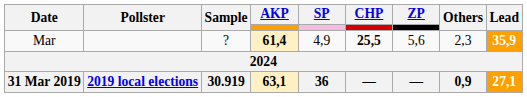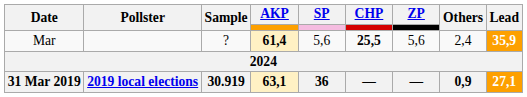(322, 41) 4,9 -> (322, 41) 5,6
(463, 41) 2,3 -> (463, 41) 2,4
